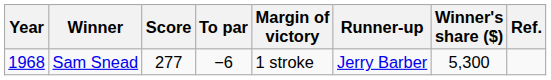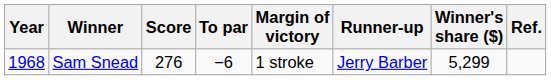(169, 62) 277 -> (169, 62) 276
(469, 62) 5,300 -> (469, 62) 5,299
